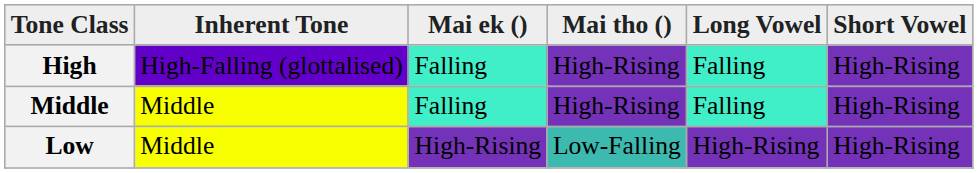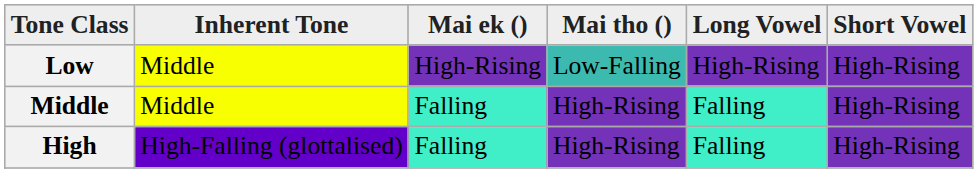rows swapped: (70, 65) <-> (70, 146)
